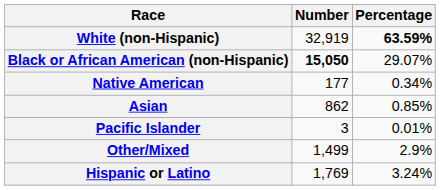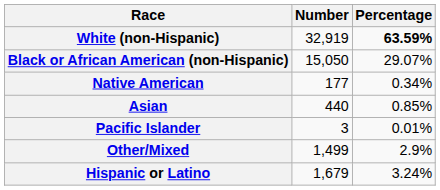(327, 60) bold -> (327, 60) normal
(337, 106) 862 -> (337, 106) 440
(331, 173) 1,769 -> (331, 173) 1,679
